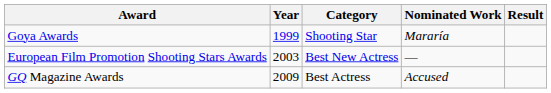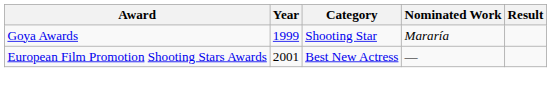(286, 56) 2003 -> (286, 56) 2001
- row: (65, 77)
